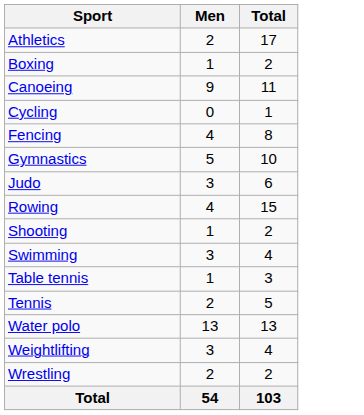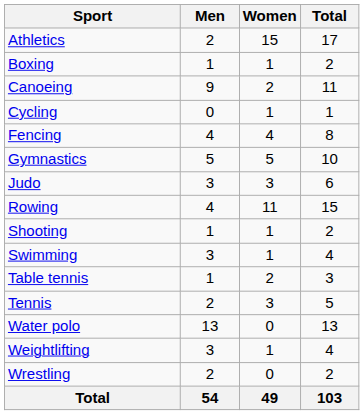+ column: (270, 16)
